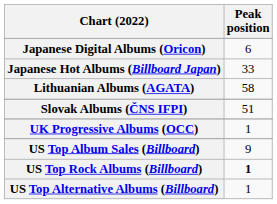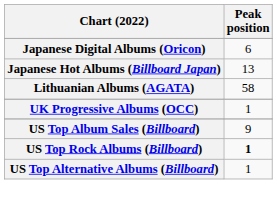(248, 68) 33 -> (248, 68) 13
- row: (114, 108)
